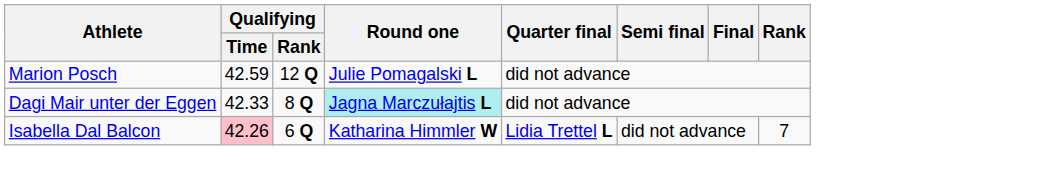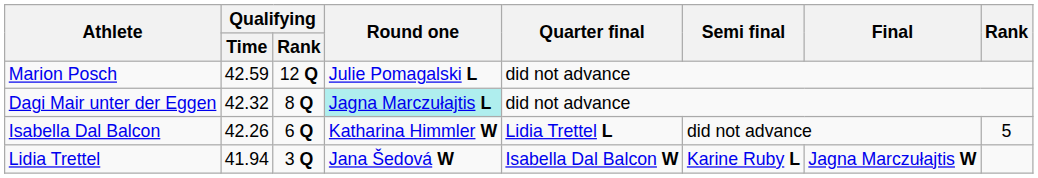(247, 103) 42.33 -> (247, 103) 42.32
(247, 131) pink background -> (247, 131) no background
(784, 131) 7 -> (1007, 131) 5
+ row: (55, 159)
